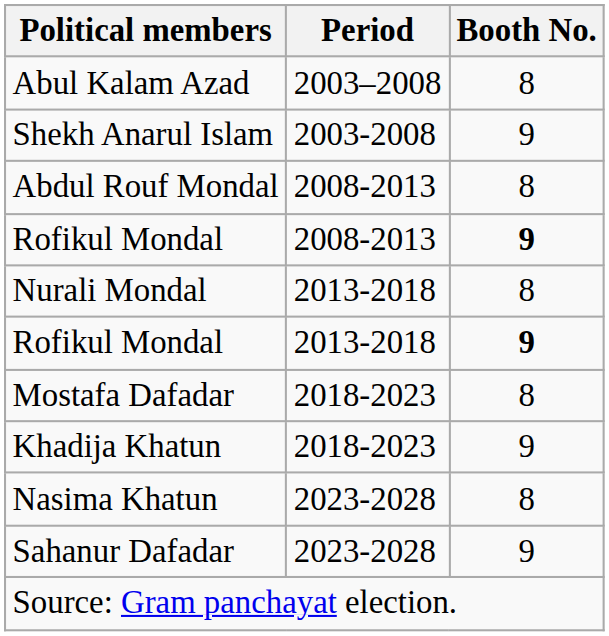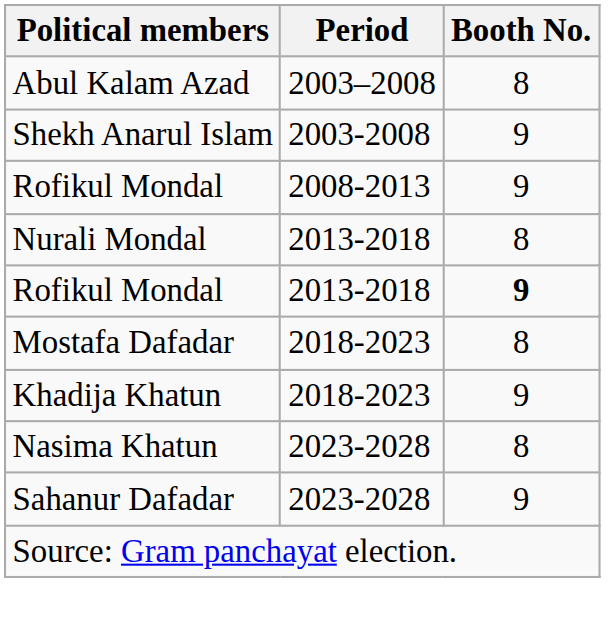- row: (146, 186)
(527, 238) bold -> (521, 186) normal
